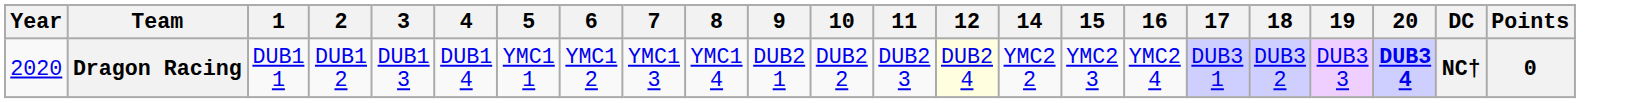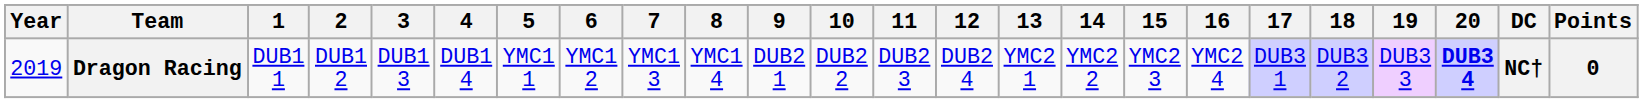+ column: (1030, 22)
(36, 68) 2020 -> (36, 68) 2019
(967, 68) lightyellow background -> (967, 68) no background
